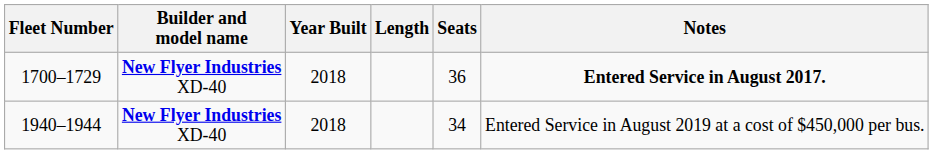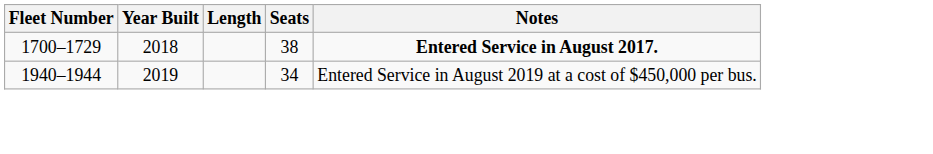- column: (202, 28)
(457, 76) 36 -> (289, 46) 38
(328, 124) 2018 -> (160, 74) 2019
